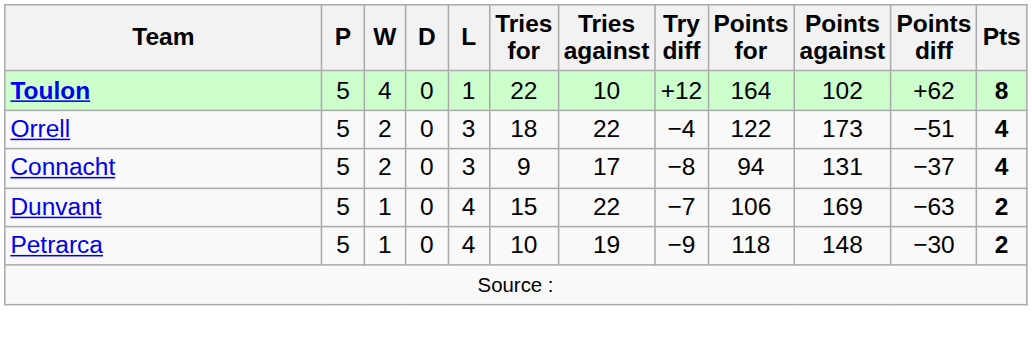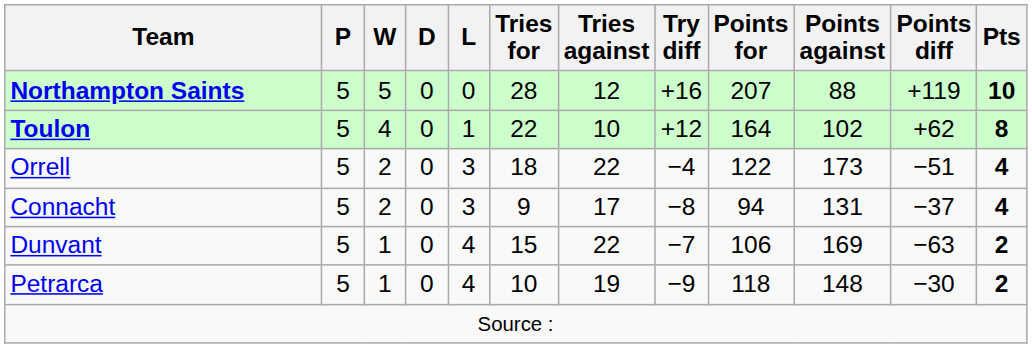+ row: (127, 90)
